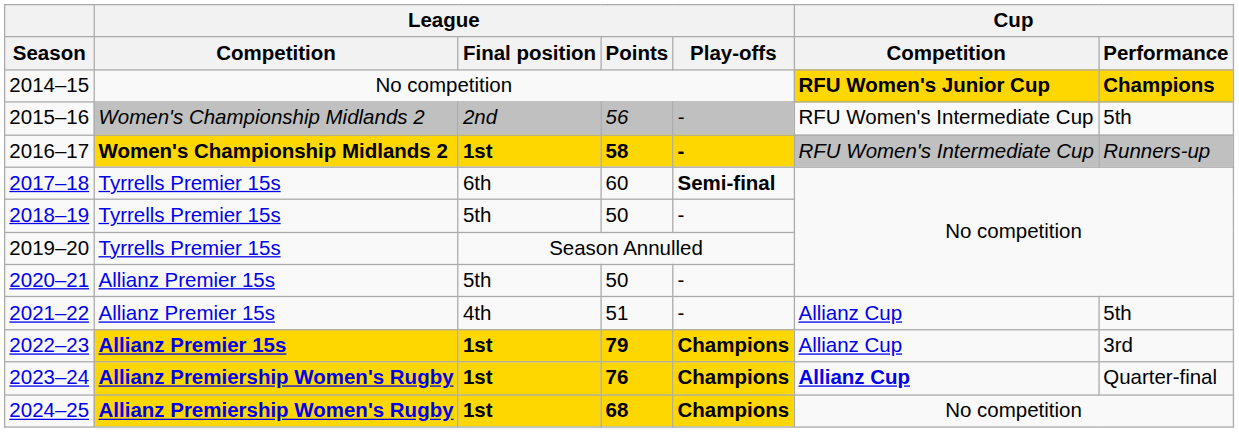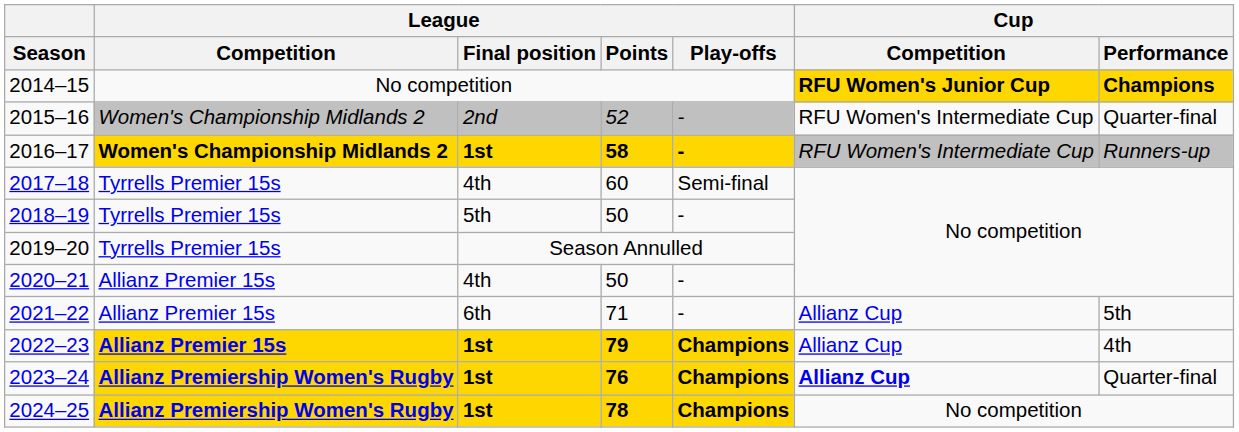(617, 118) 56 -> (617, 118) 52
(1117, 118) 5th -> (1160, 118) Quarter-final
(477, 183) 6th -> (477, 183) 4th
(726, 183) bold -> (723, 183) normal
(477, 280) 5th -> (477, 280) 4th
(477, 313) 4th -> (477, 313) 6th
(617, 313) 51 -> (617, 313) 71
(1118, 345) 3rd -> (1117, 345) 4th
(617, 410) 68 -> (617, 410) 78
